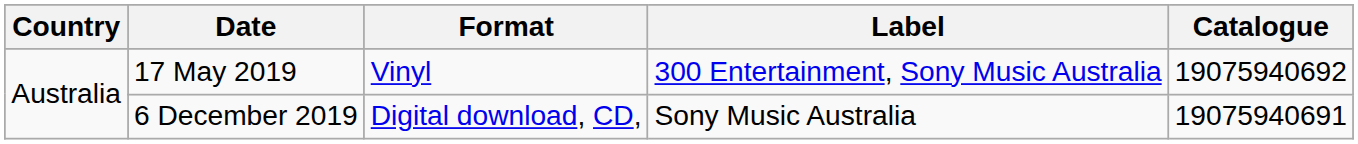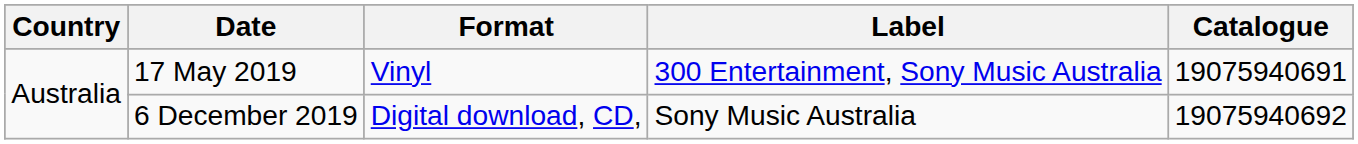(1261, 71) 19075940692 -> (1261, 71) 19075940691
(1261, 116) 19075940691 -> (1261, 116) 19075940692
